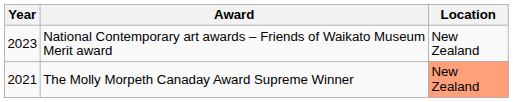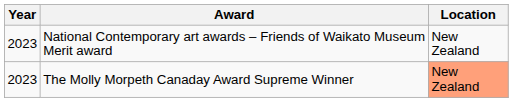(22, 79) 2021 -> (22, 79) 2023
